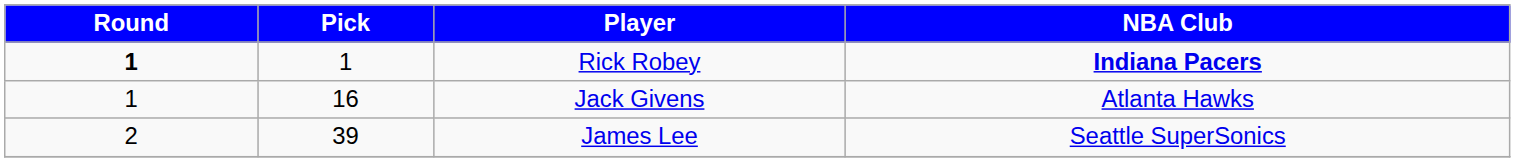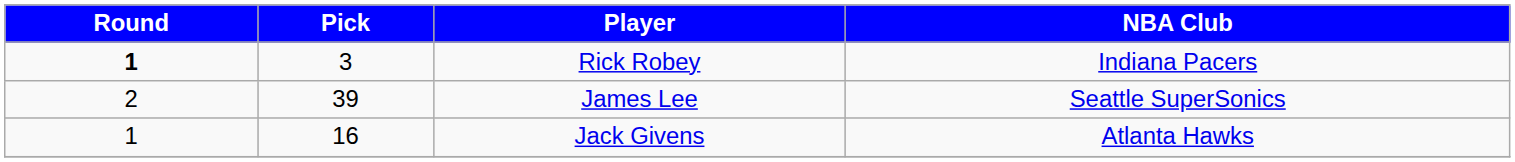(346, 61) 1 -> (346, 61) 3
(1178, 61) bold -> (1178, 61) normal
rows swapped: (640, 99) <-> (640, 136)
